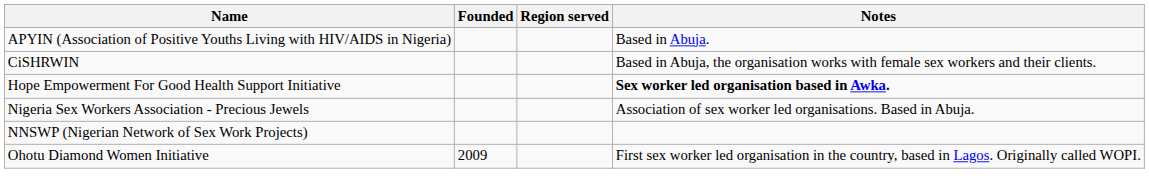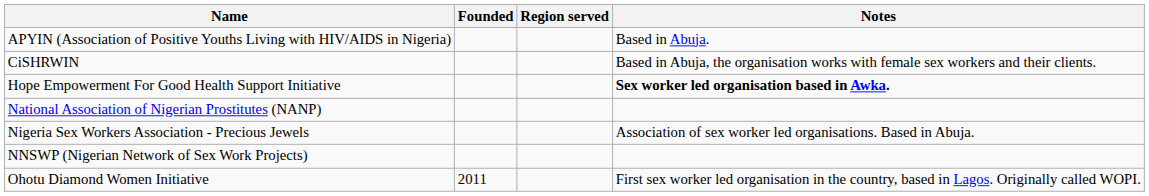+ row: (165, 109)
(473, 156) 2009 -> (472, 179) 2011
